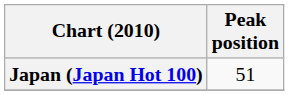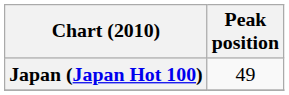(245, 74) 51 -> (245, 74) 49
